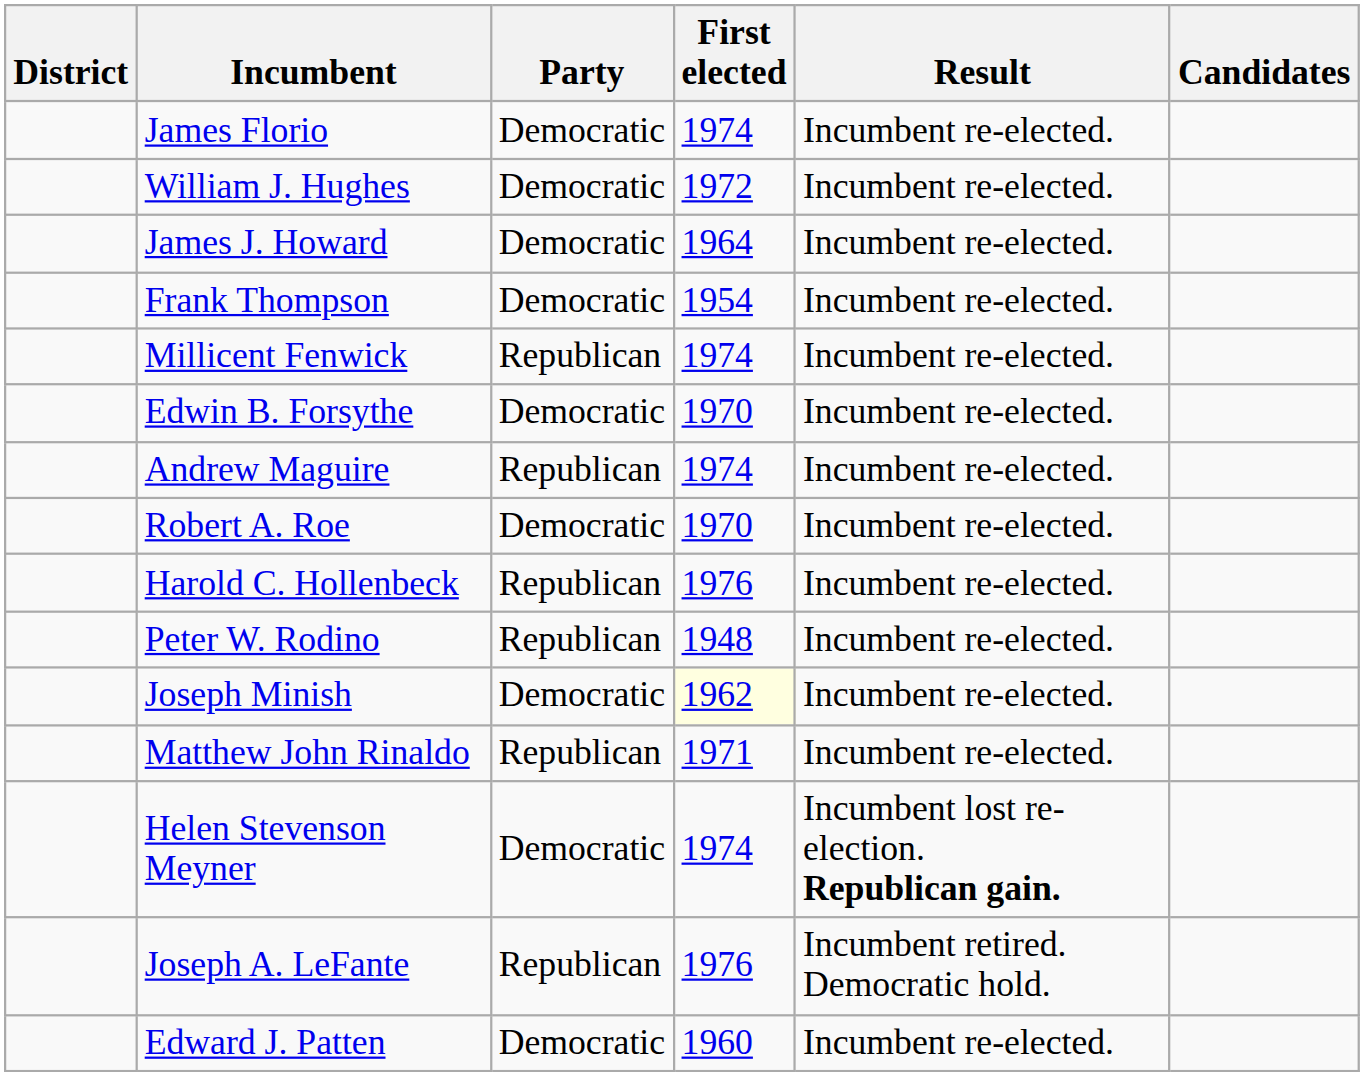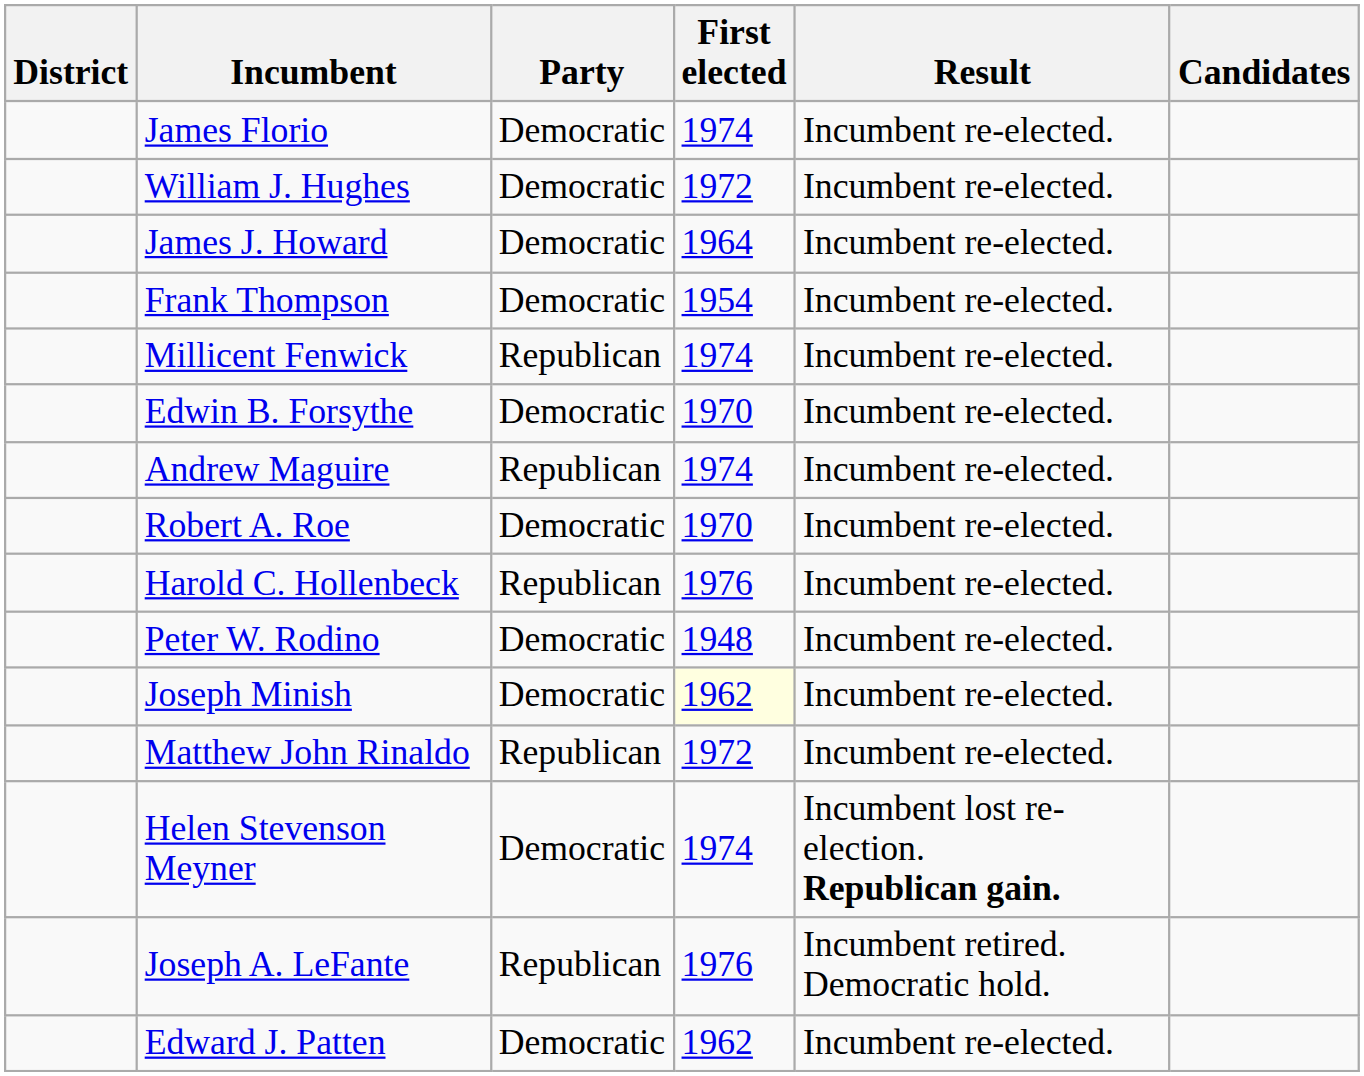(580, 638) Republican -> (582, 638) Democratic
(717, 751) 1971 -> (717, 751) 1972
(717, 1042) 1960 -> (717, 1042) 1962
